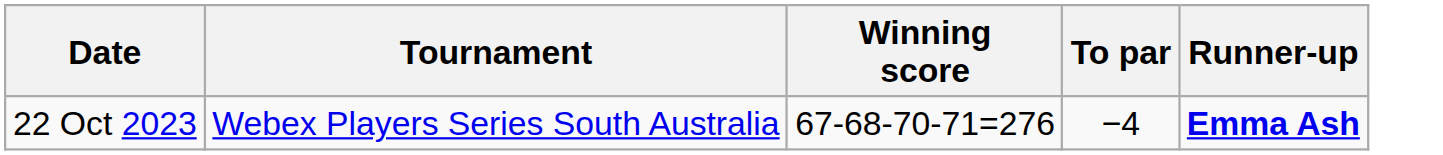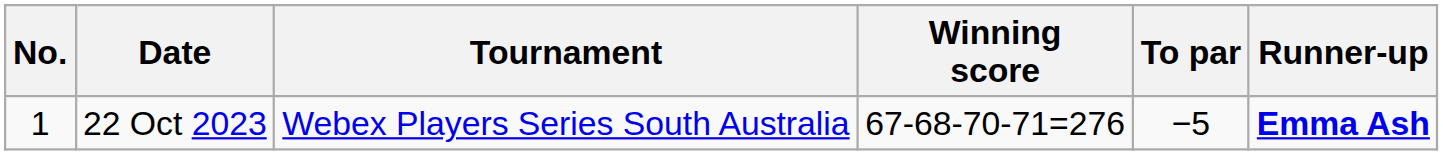+ column: (40, 51)
(1121, 123) −4 -> (1191, 123) −5
